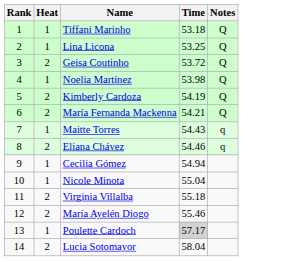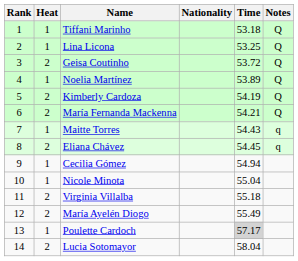+ column: (207, 12)
(193, 79) 53.98 -> (249, 79) 53.89
(193, 146) 54.46 -> (249, 146) 54.45
(193, 213) 55.46 -> (249, 213) 55.49
